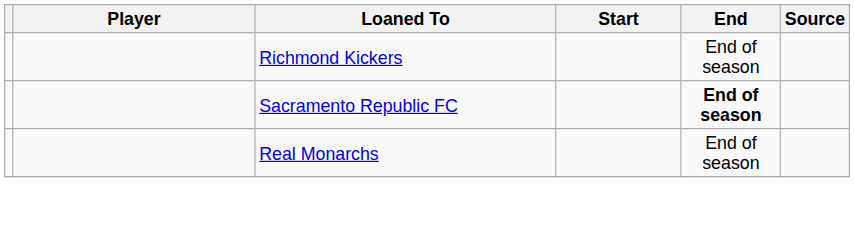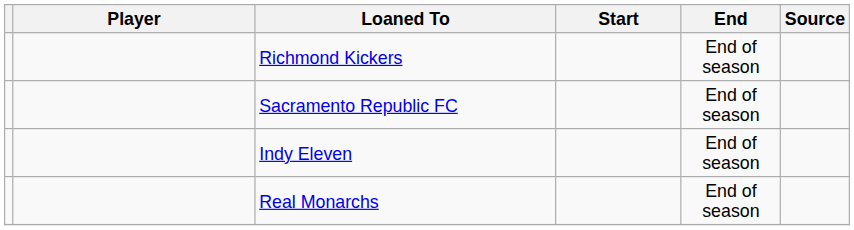(731, 105) bold -> (731, 105) normal
+ row: (306, 153)
